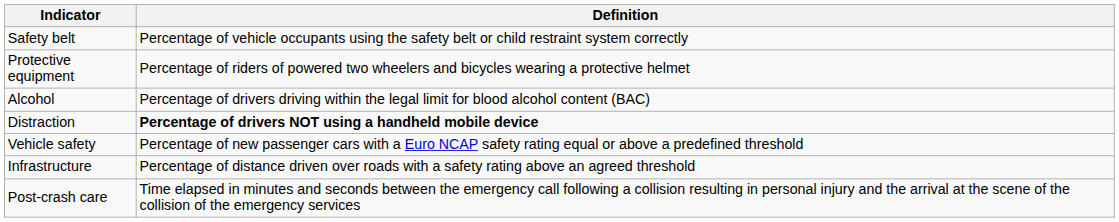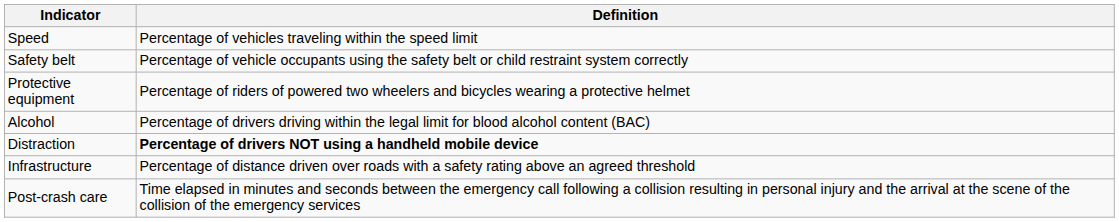+ row: (28, 38)
- row: (52, 144)
